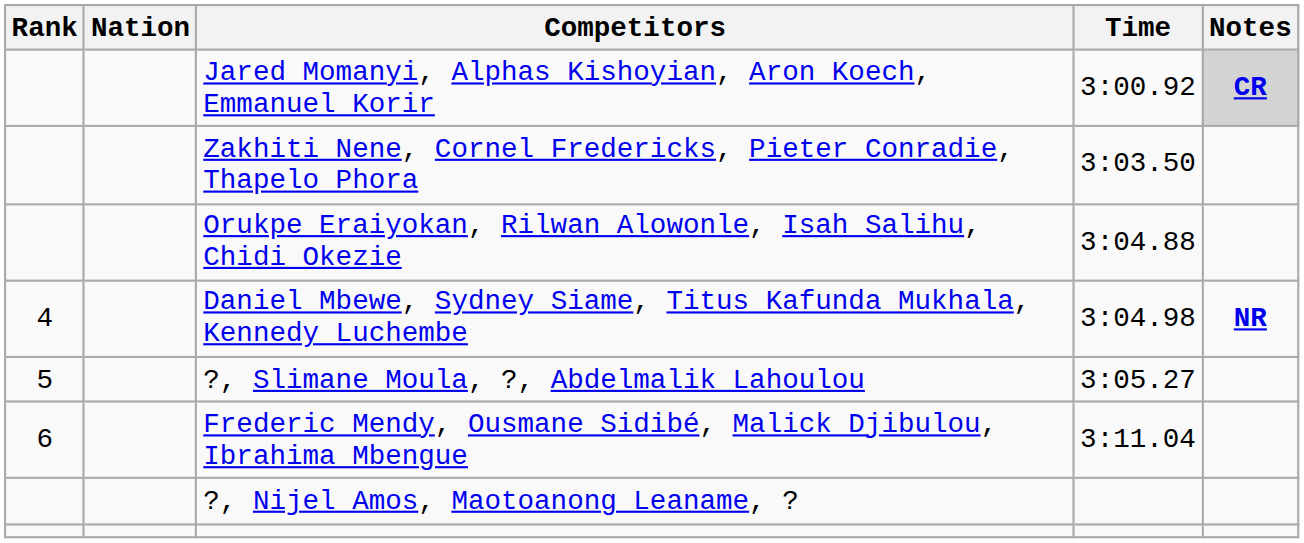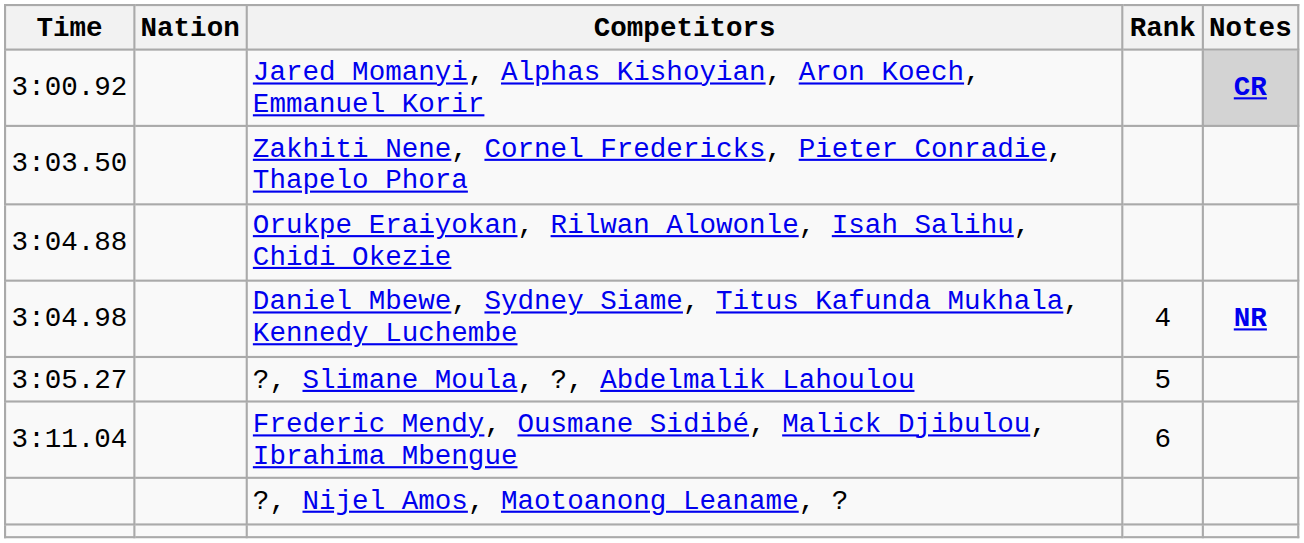columns swapped: (45, 28) <-> (1138, 28)
